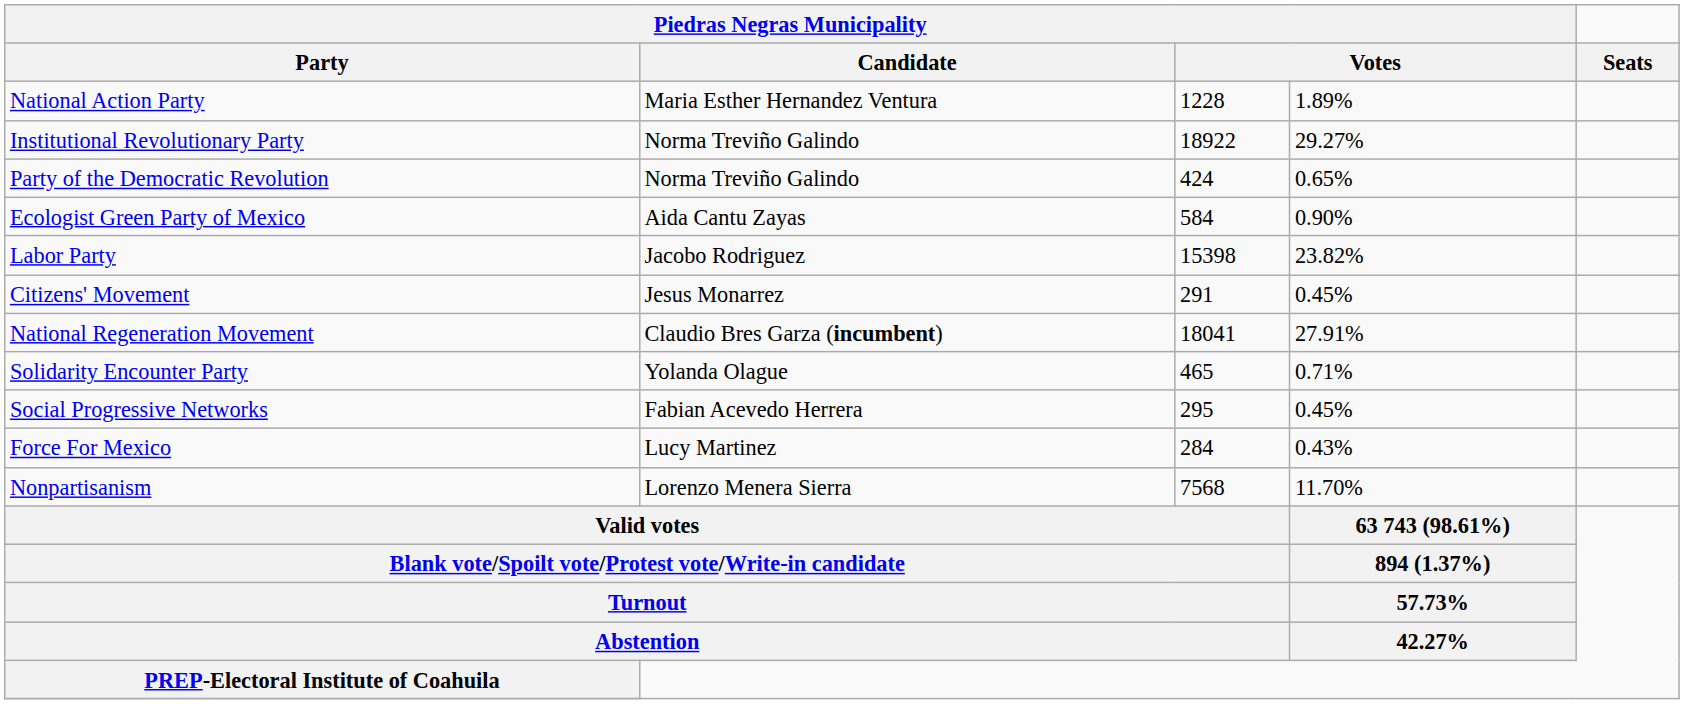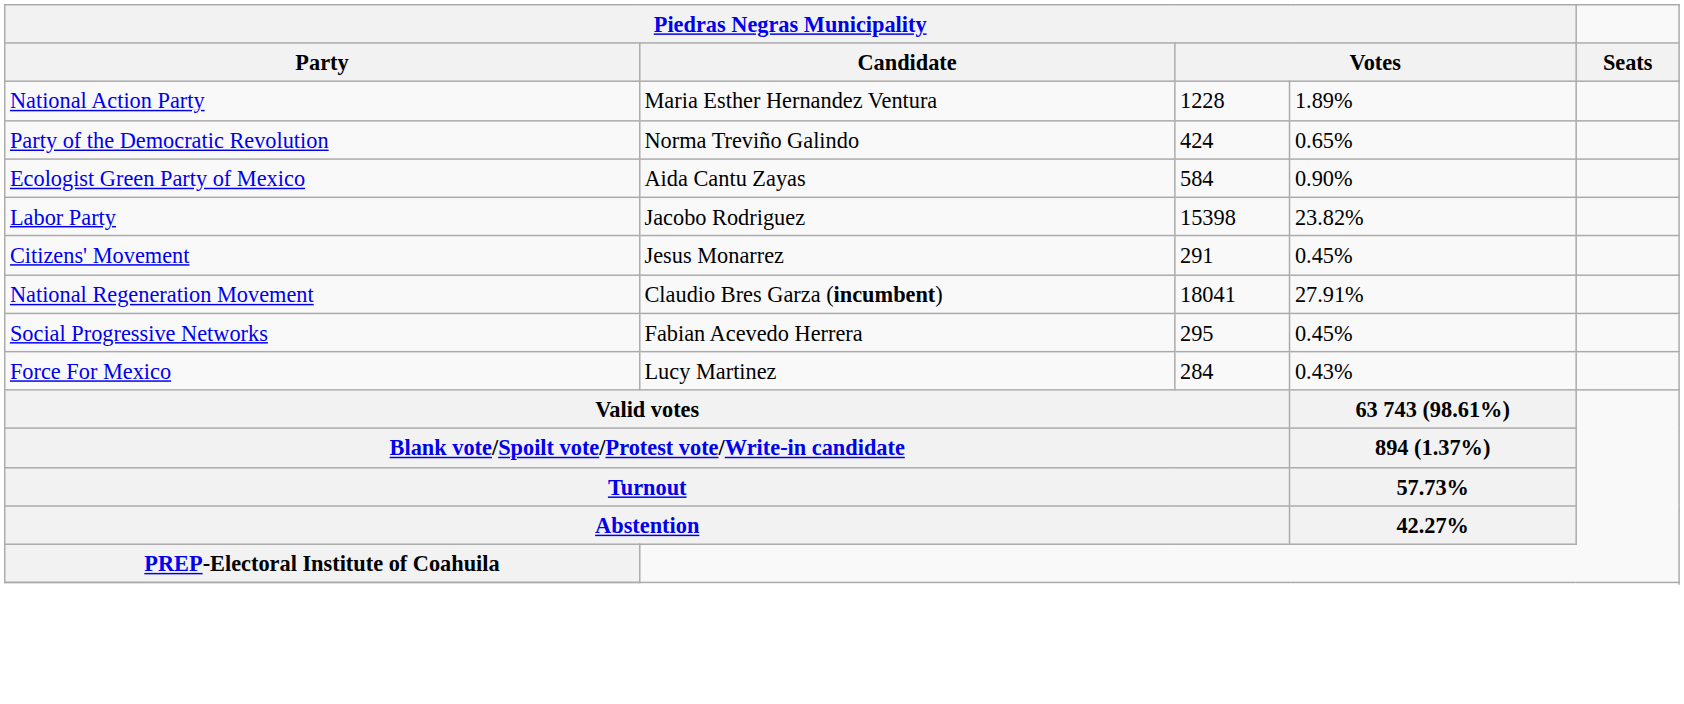- row: (157, 140)
- row: (129, 371)
- row: (81, 487)
